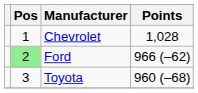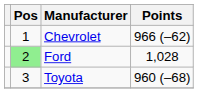(162, 36) 1,028 -> (162, 36) 966 (–62)
(162, 57) 966 (–62) -> (162, 57) 1,028
